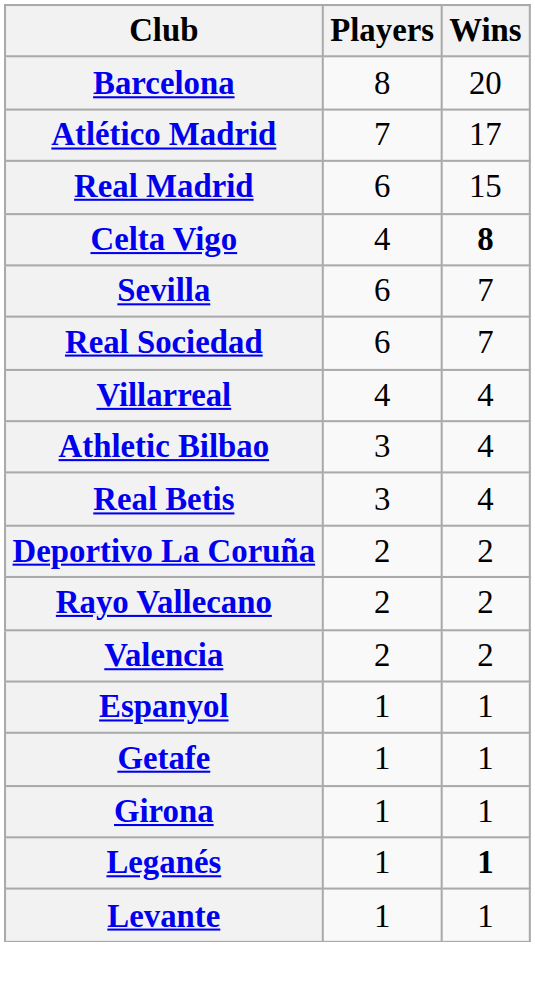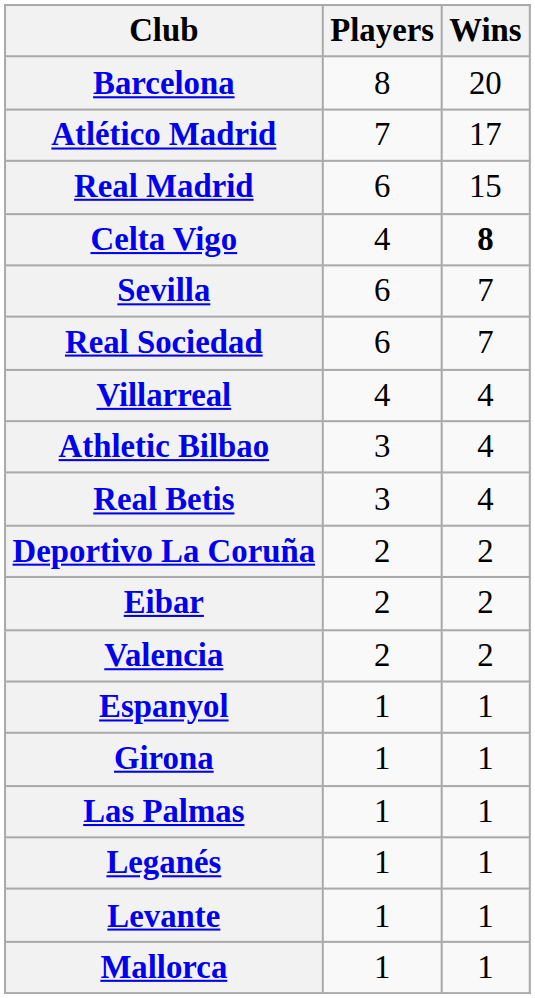+ row: (164, 602)
- row: (164, 602)
- row: (164, 758)
+ row: (164, 810)
(485, 862) bold -> (485, 862) normal
+ row: (164, 966)
